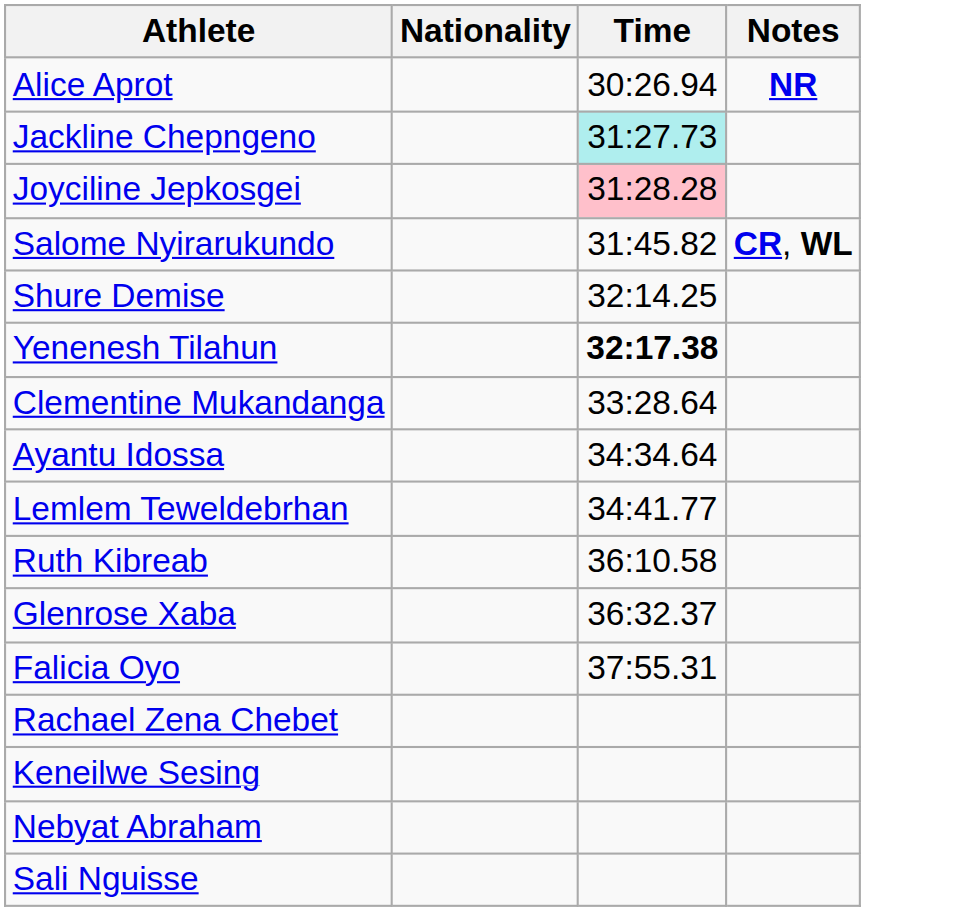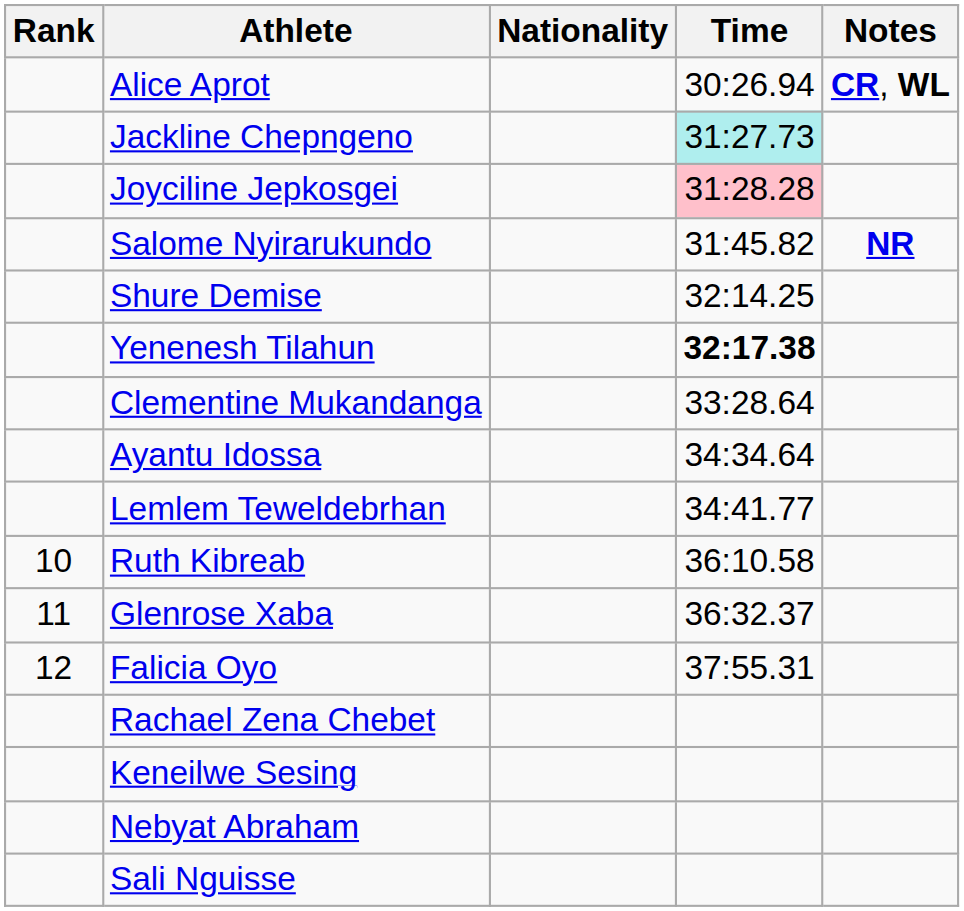+ column: (54, 31)
(793, 84) NR -> (890, 84) CR, WL
(793, 243) CR, WL -> (890, 243) NR
